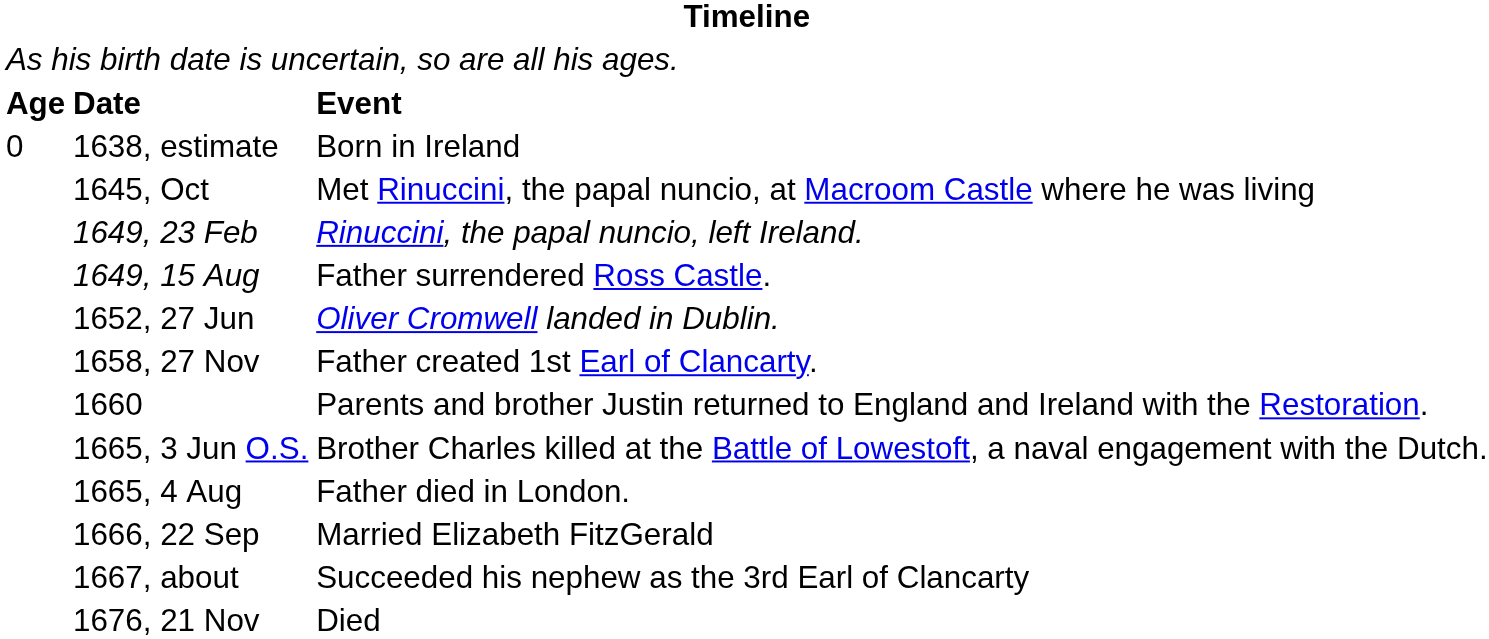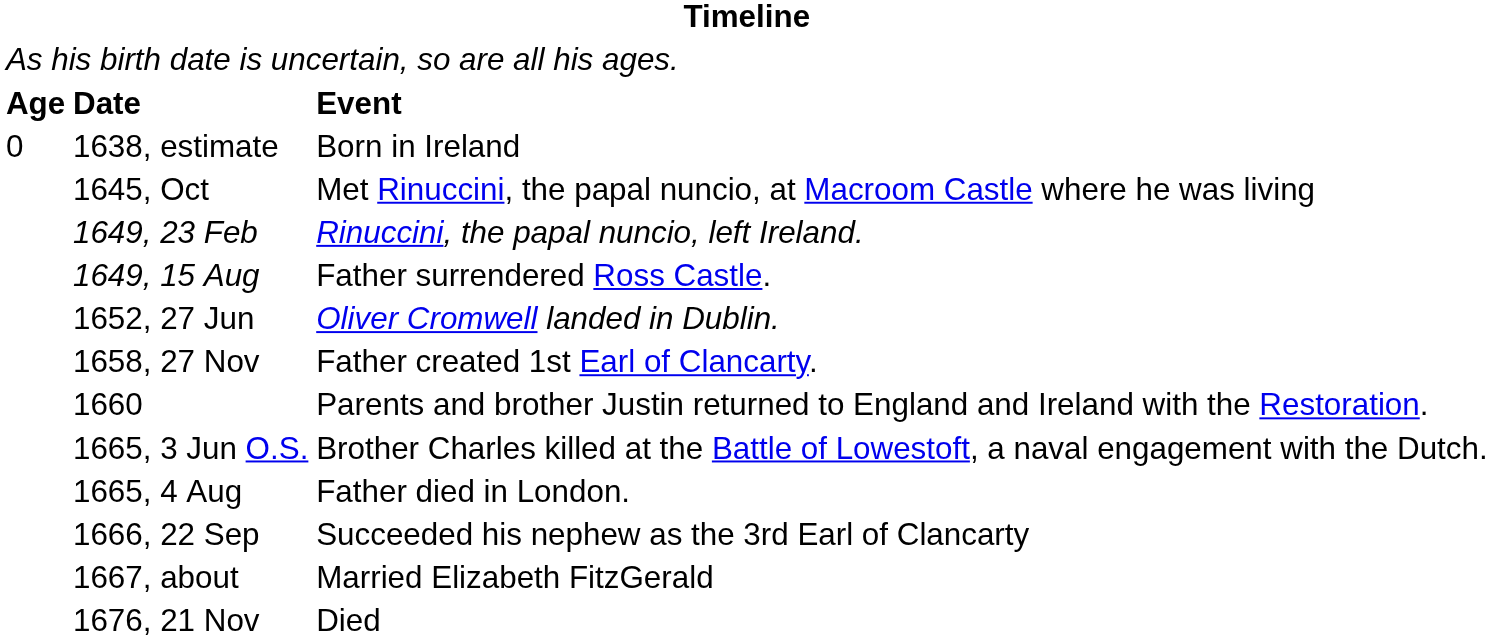(515, 534) Married Elizabeth FitzGerald -> (673, 534) Succeeded his nephew as the 3rd Earl of Clancarty
(673, 577) Succeeded his nephew as the 3rd Earl of Clancarty -> (515, 577) Married Elizabeth FitzGerald
